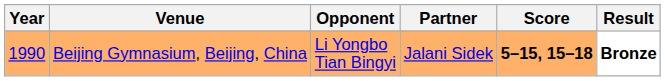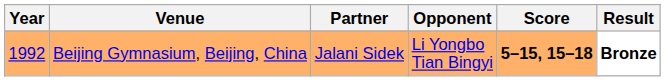columns swapped: (448, 18) <-> (355, 18)
(27, 53) 1990 -> (27, 53) 1992
